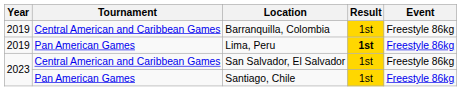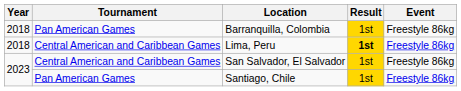(18, 29) 2019 -> (18, 29) 2018
(128, 29) Central American and Caribbean Games -> (85, 29) Pan American Games
(18, 45) 2019 -> (18, 45) 2018
(85, 45) Pan American Games -> (128, 45) Central American and Caribbean Games
